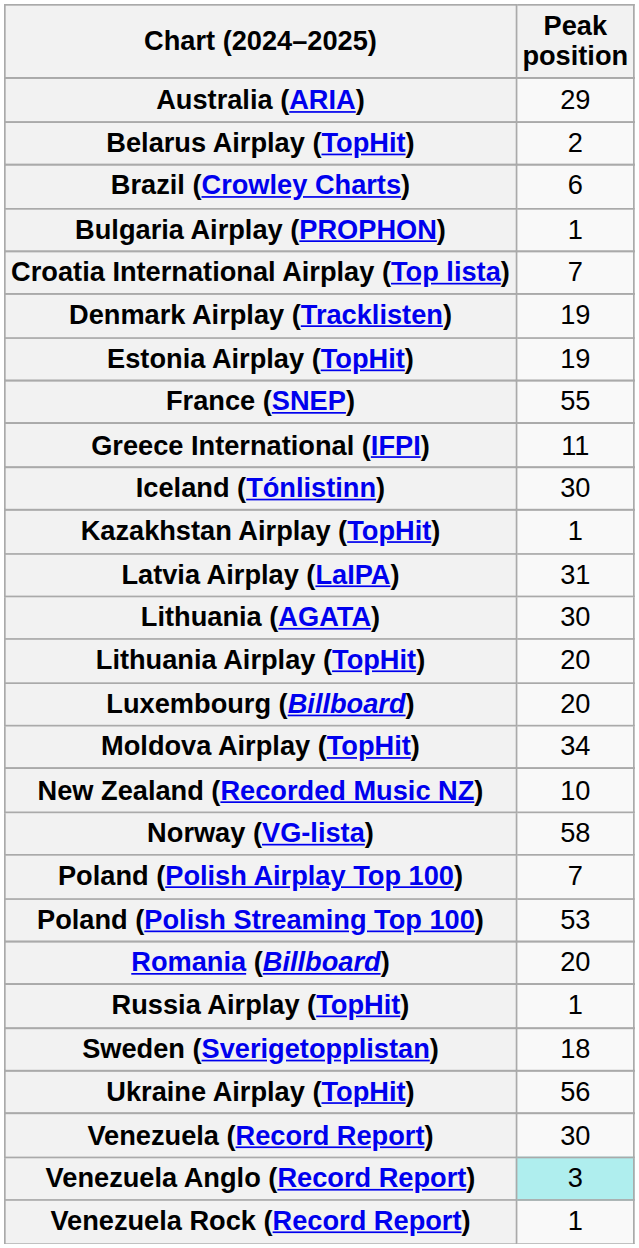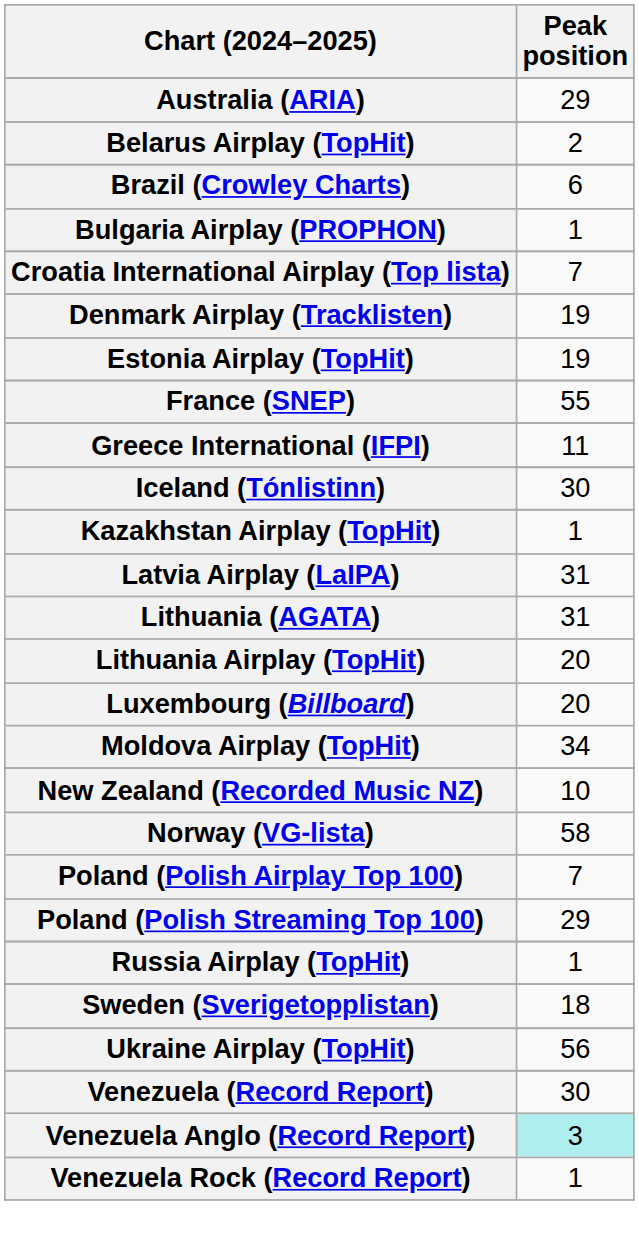(575, 617) 30 -> (575, 617) 31
(575, 919) 53 -> (575, 919) 29
- row: (260, 962)
